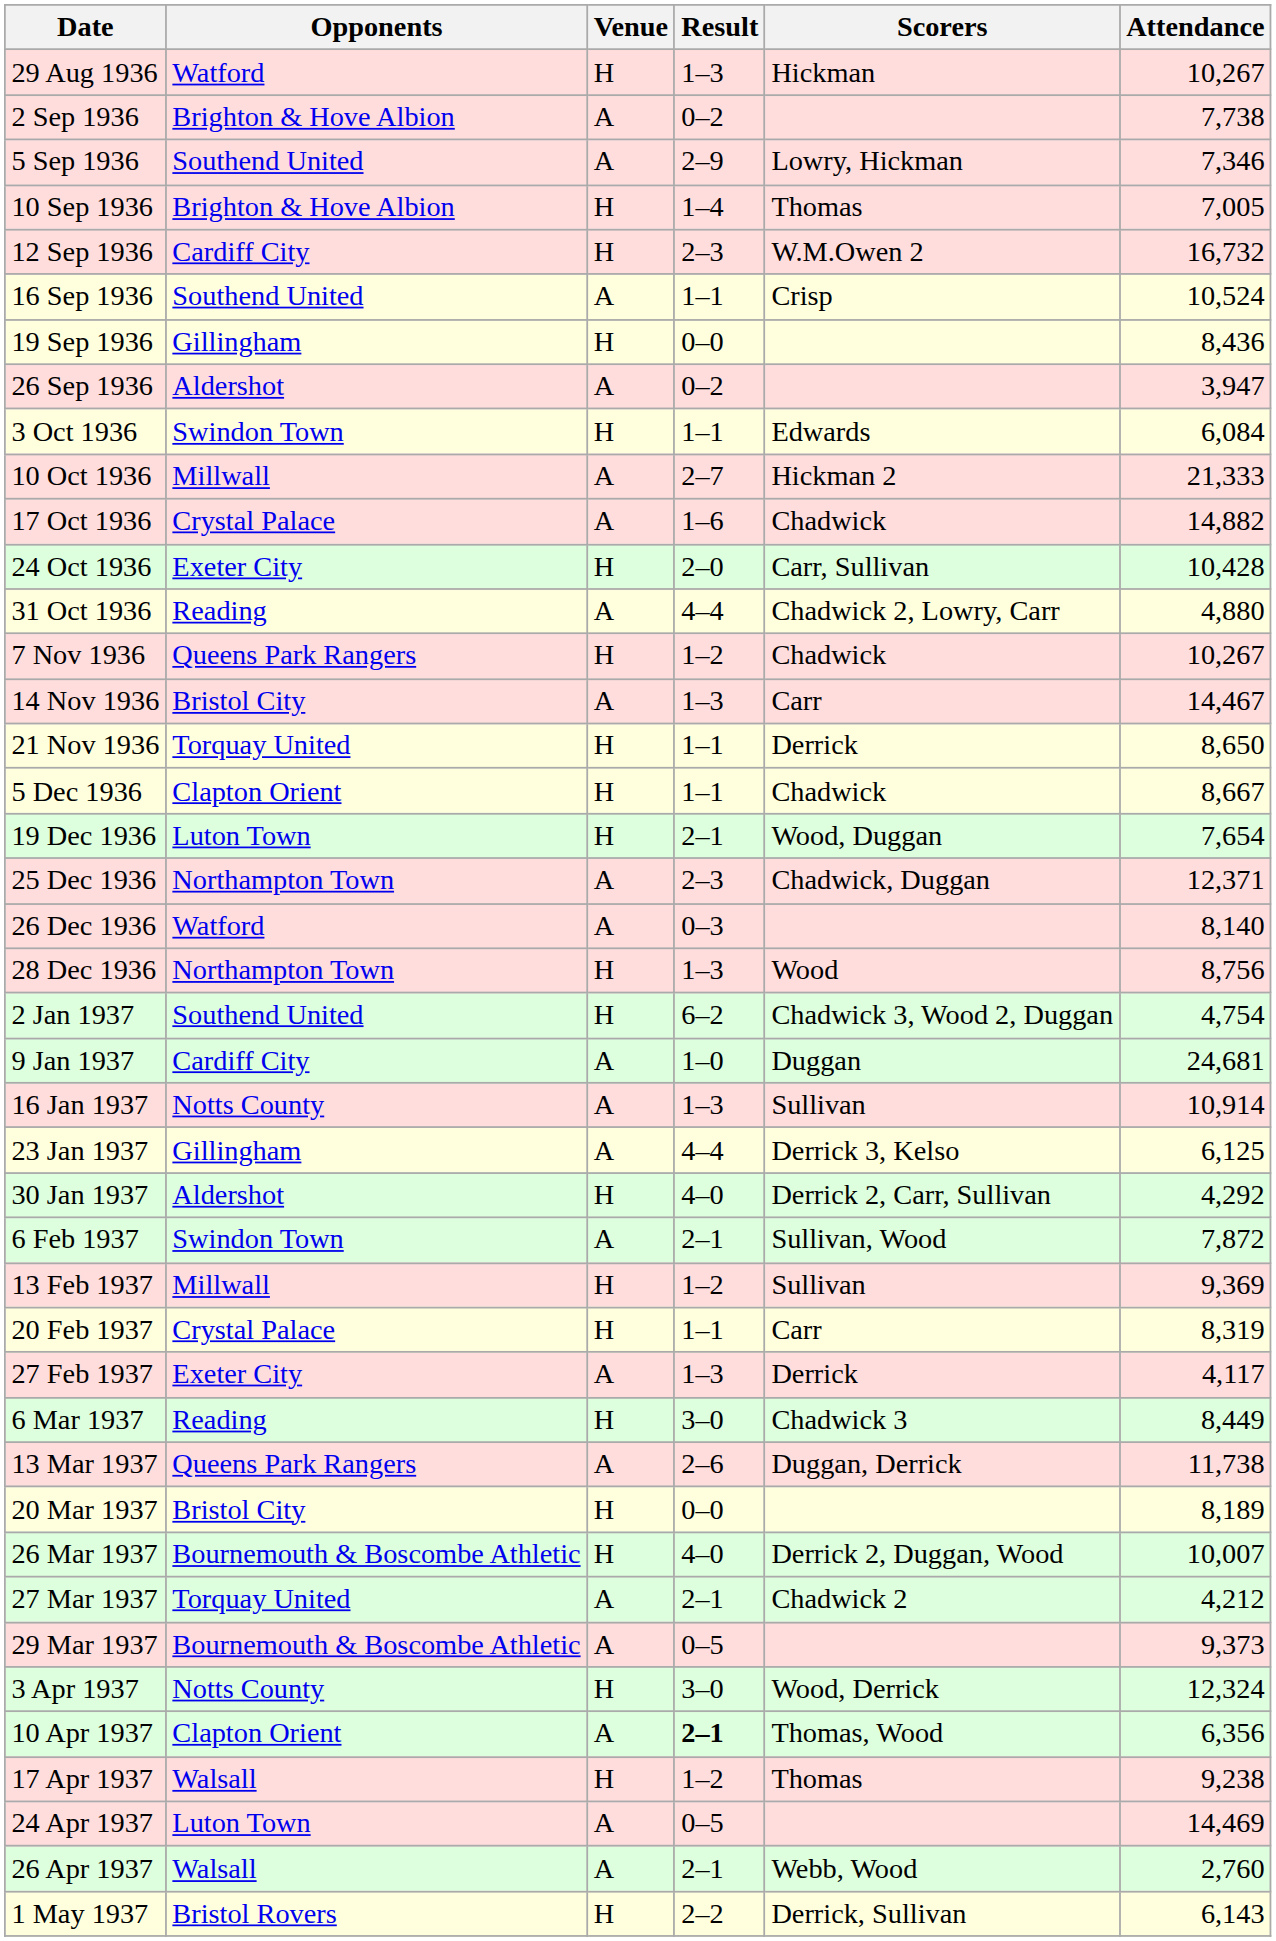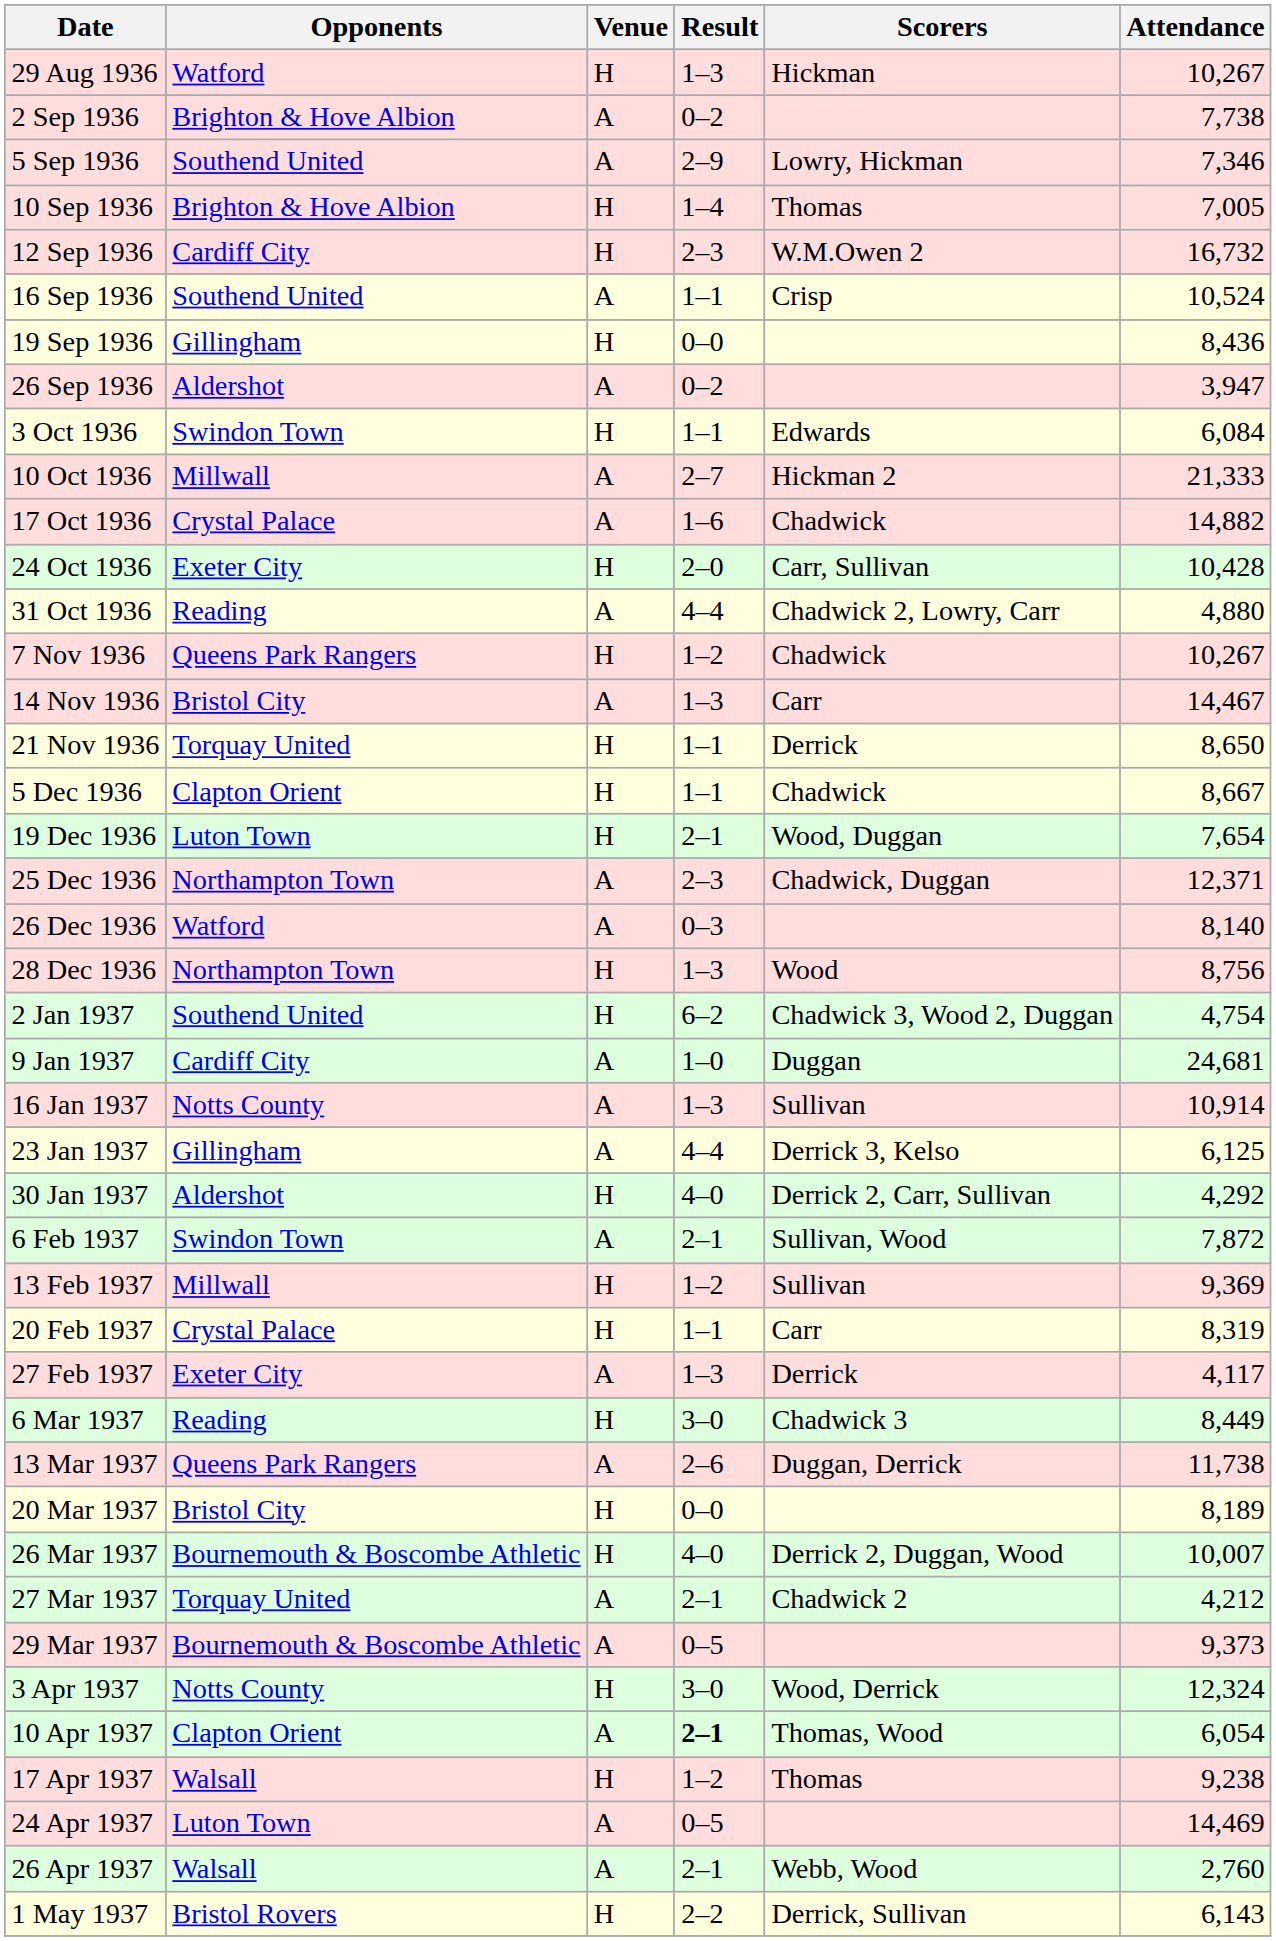(1233, 1733) 6,356 -> (1233, 1733) 6,054
